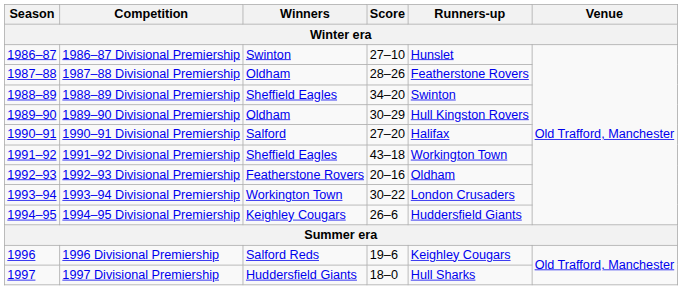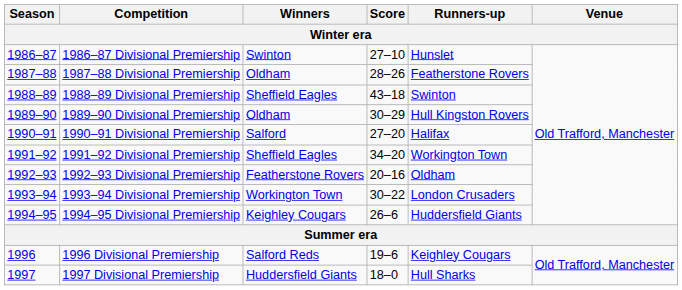(387, 94) 34–20 -> (387, 94) 43–18
(387, 154) 43–18 -> (387, 154) 34–20
